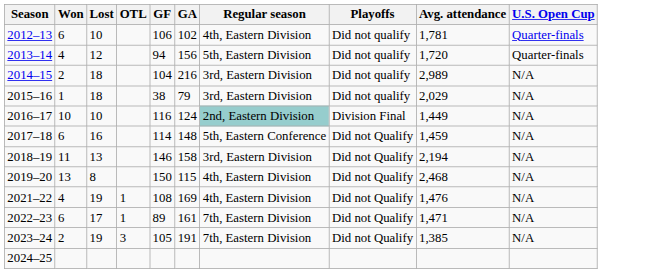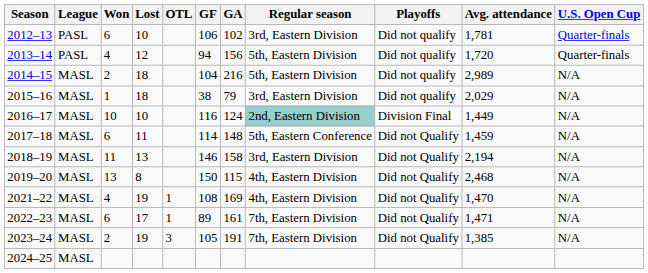+ column: (78, 14)
(257, 34) 4th, Eastern Division -> (303, 34) 3rd, Eastern Division
(257, 75) 3rd, Eastern Division -> (303, 75) 5th, Eastern Division
(96, 136) 16 -> (141, 136) 11
(433, 197) 1,476 -> (479, 197) 1,470
